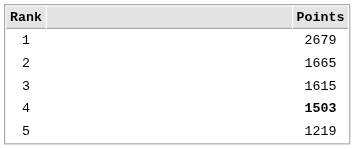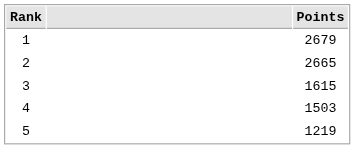(320, 64) 1665 -> (320, 64) 2665
(320, 109) bold -> (320, 109) normal
